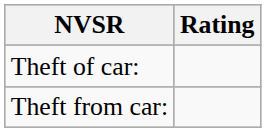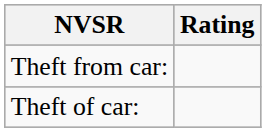rows swapped: (75, 65) <-> (89, 106)
